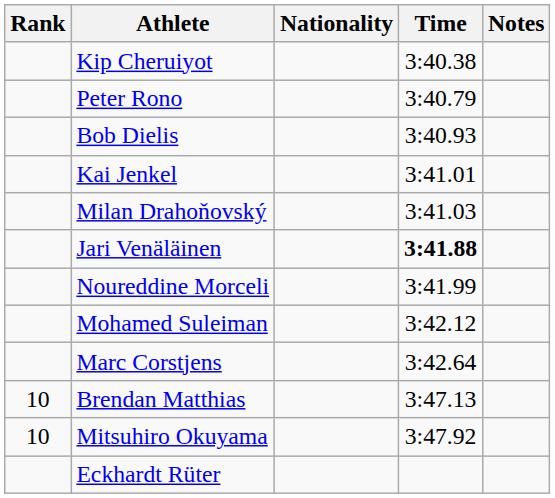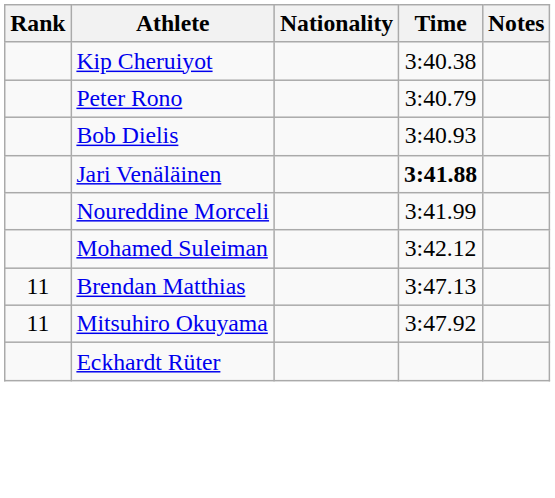- row: (127, 173)
- row: (171, 211)
- row: (149, 361)
(38, 398) 10 -> (38, 286) 11
(38, 436) 10 -> (38, 323) 11
